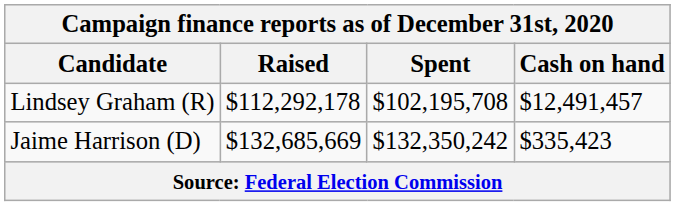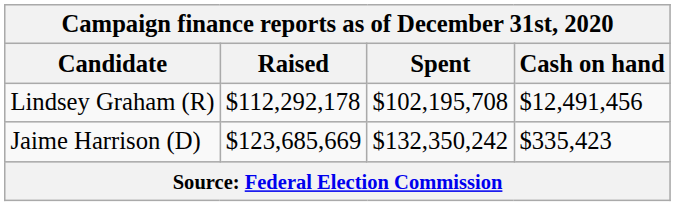(581, 102) $12,491,457 -> (581, 102) $12,491,456
(293, 141) $132,685,669 -> (293, 141) $123,685,669
